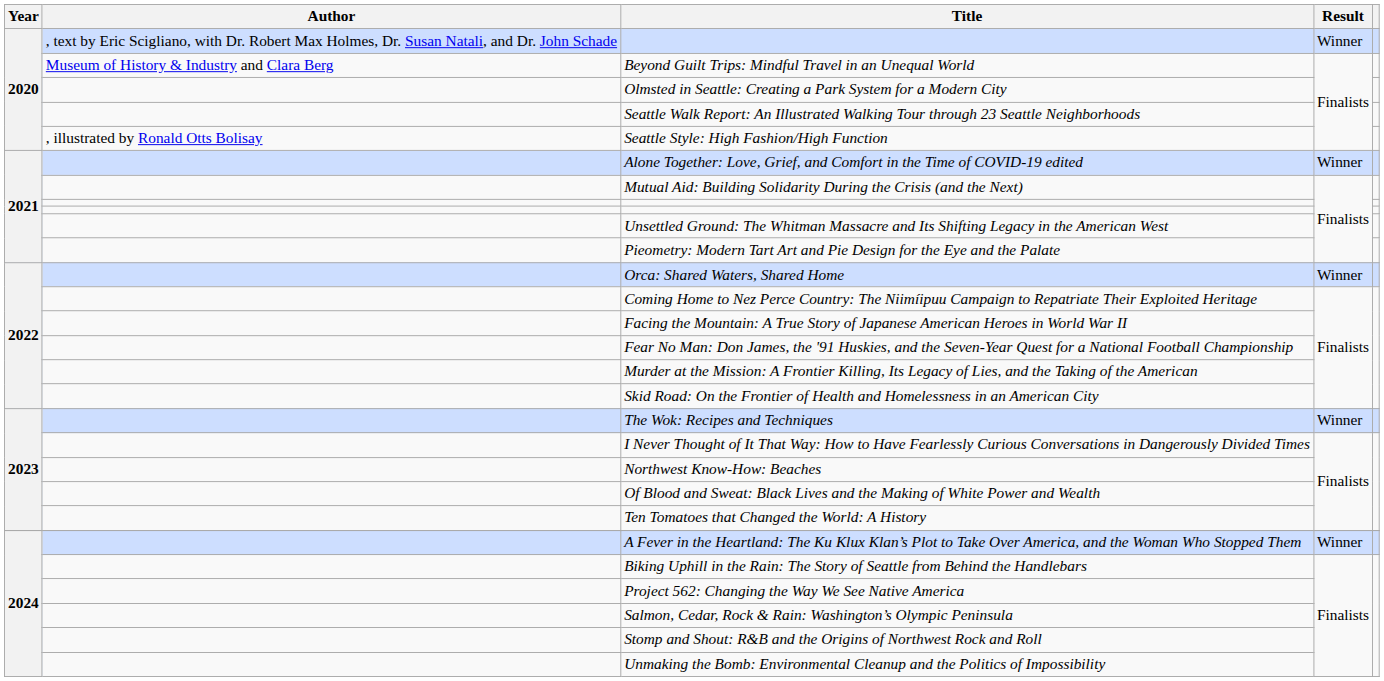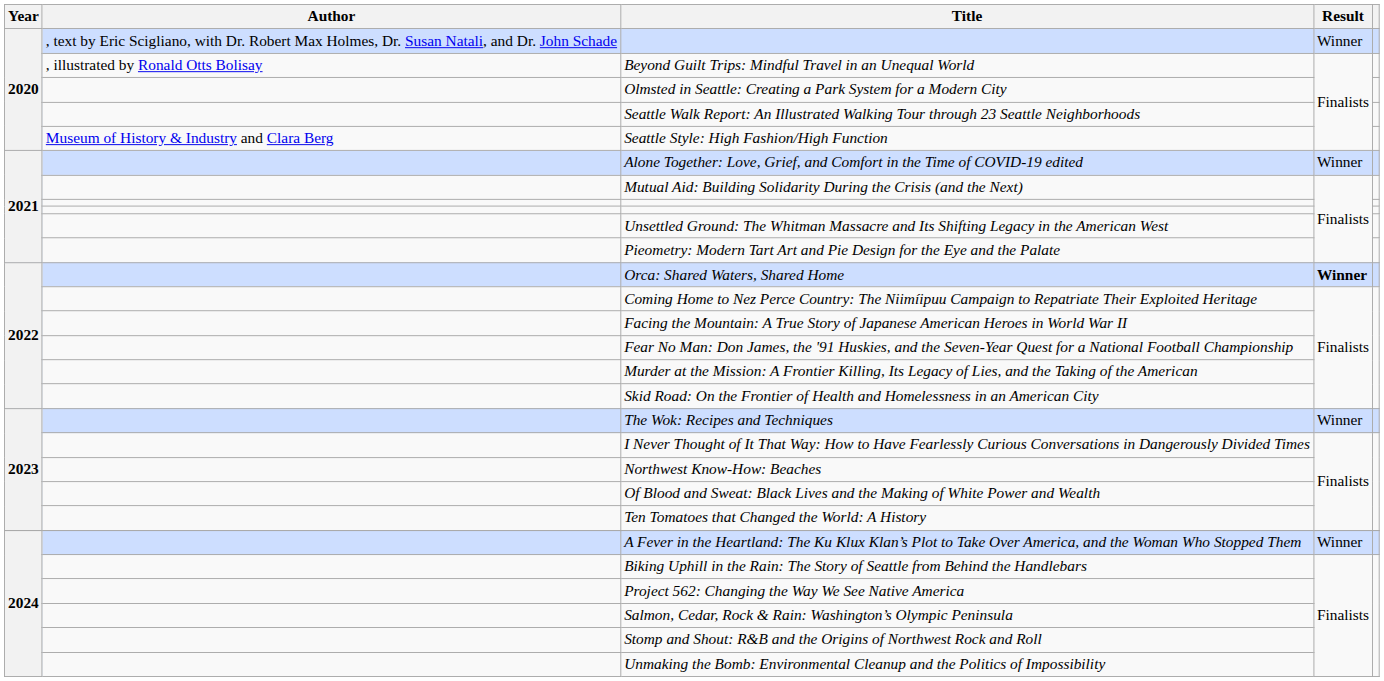(190, 65) Museum of History & Industry and Clara Berg -> (154, 65) , illustrated by Ronald Otts Bolisay
(154, 138) , illustrated by Ronald Otts Bolisay -> (190, 138) Museum of History & Industry and Clara Berg
(1340, 274) normal -> (1342, 274) bold
